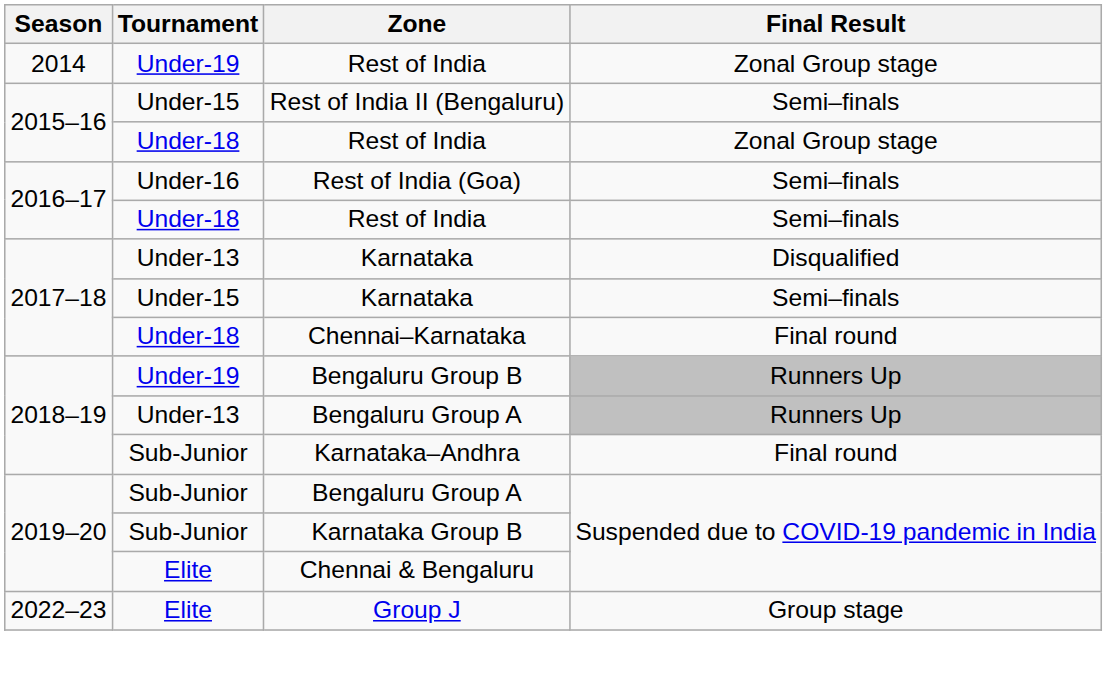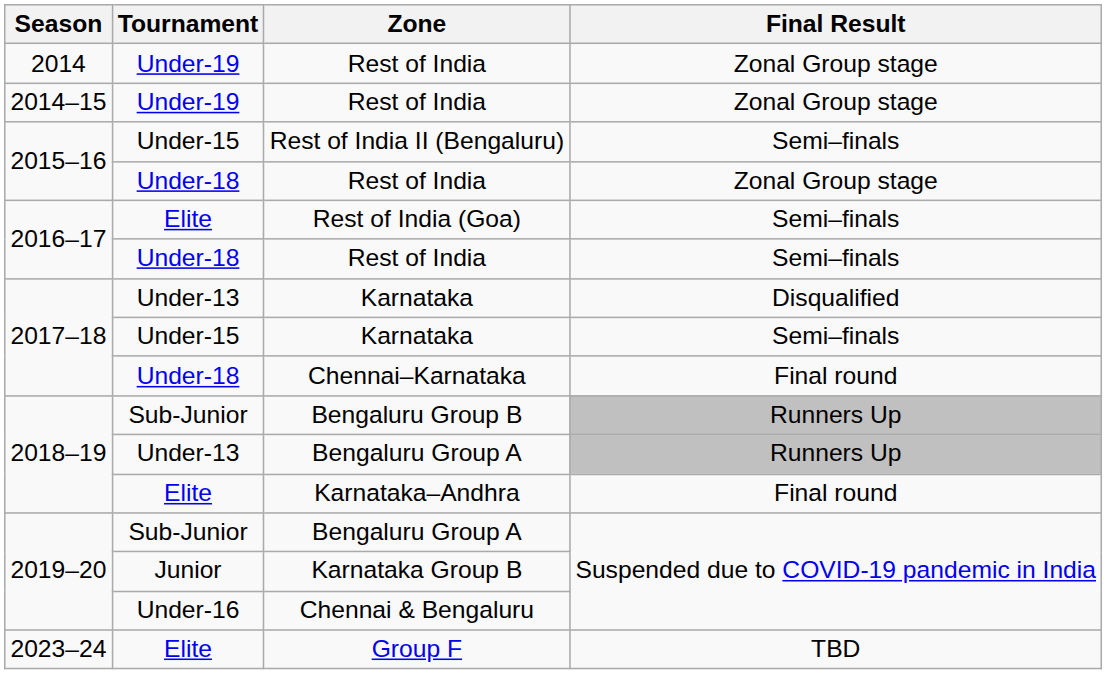+ row: (58, 102)
(188, 180) Under-16 -> (188, 219) Elite
(188, 375) Under-19 -> (188, 414) Sub-Junior
(188, 453) Sub-Junior -> (188, 492) Elite
(188, 532) Sub-Junior -> (188, 571) Junior
(188, 571) Elite -> (188, 610) Under-16
- row: (58, 610)
+ row: (58, 649)
